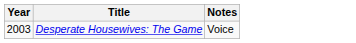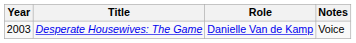+ column: (260, 13)
